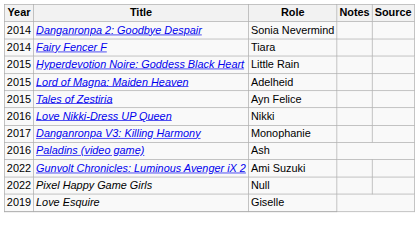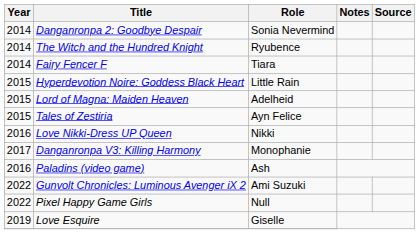+ row: (119, 47)
